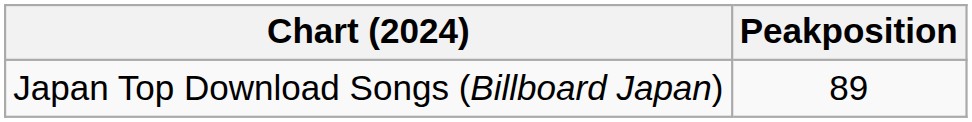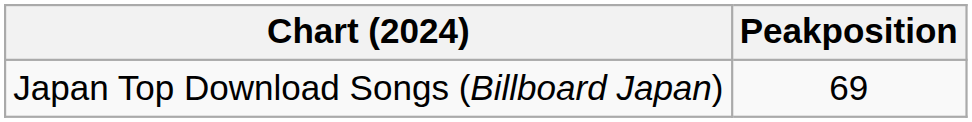(849, 87) 89 -> (849, 87) 69
